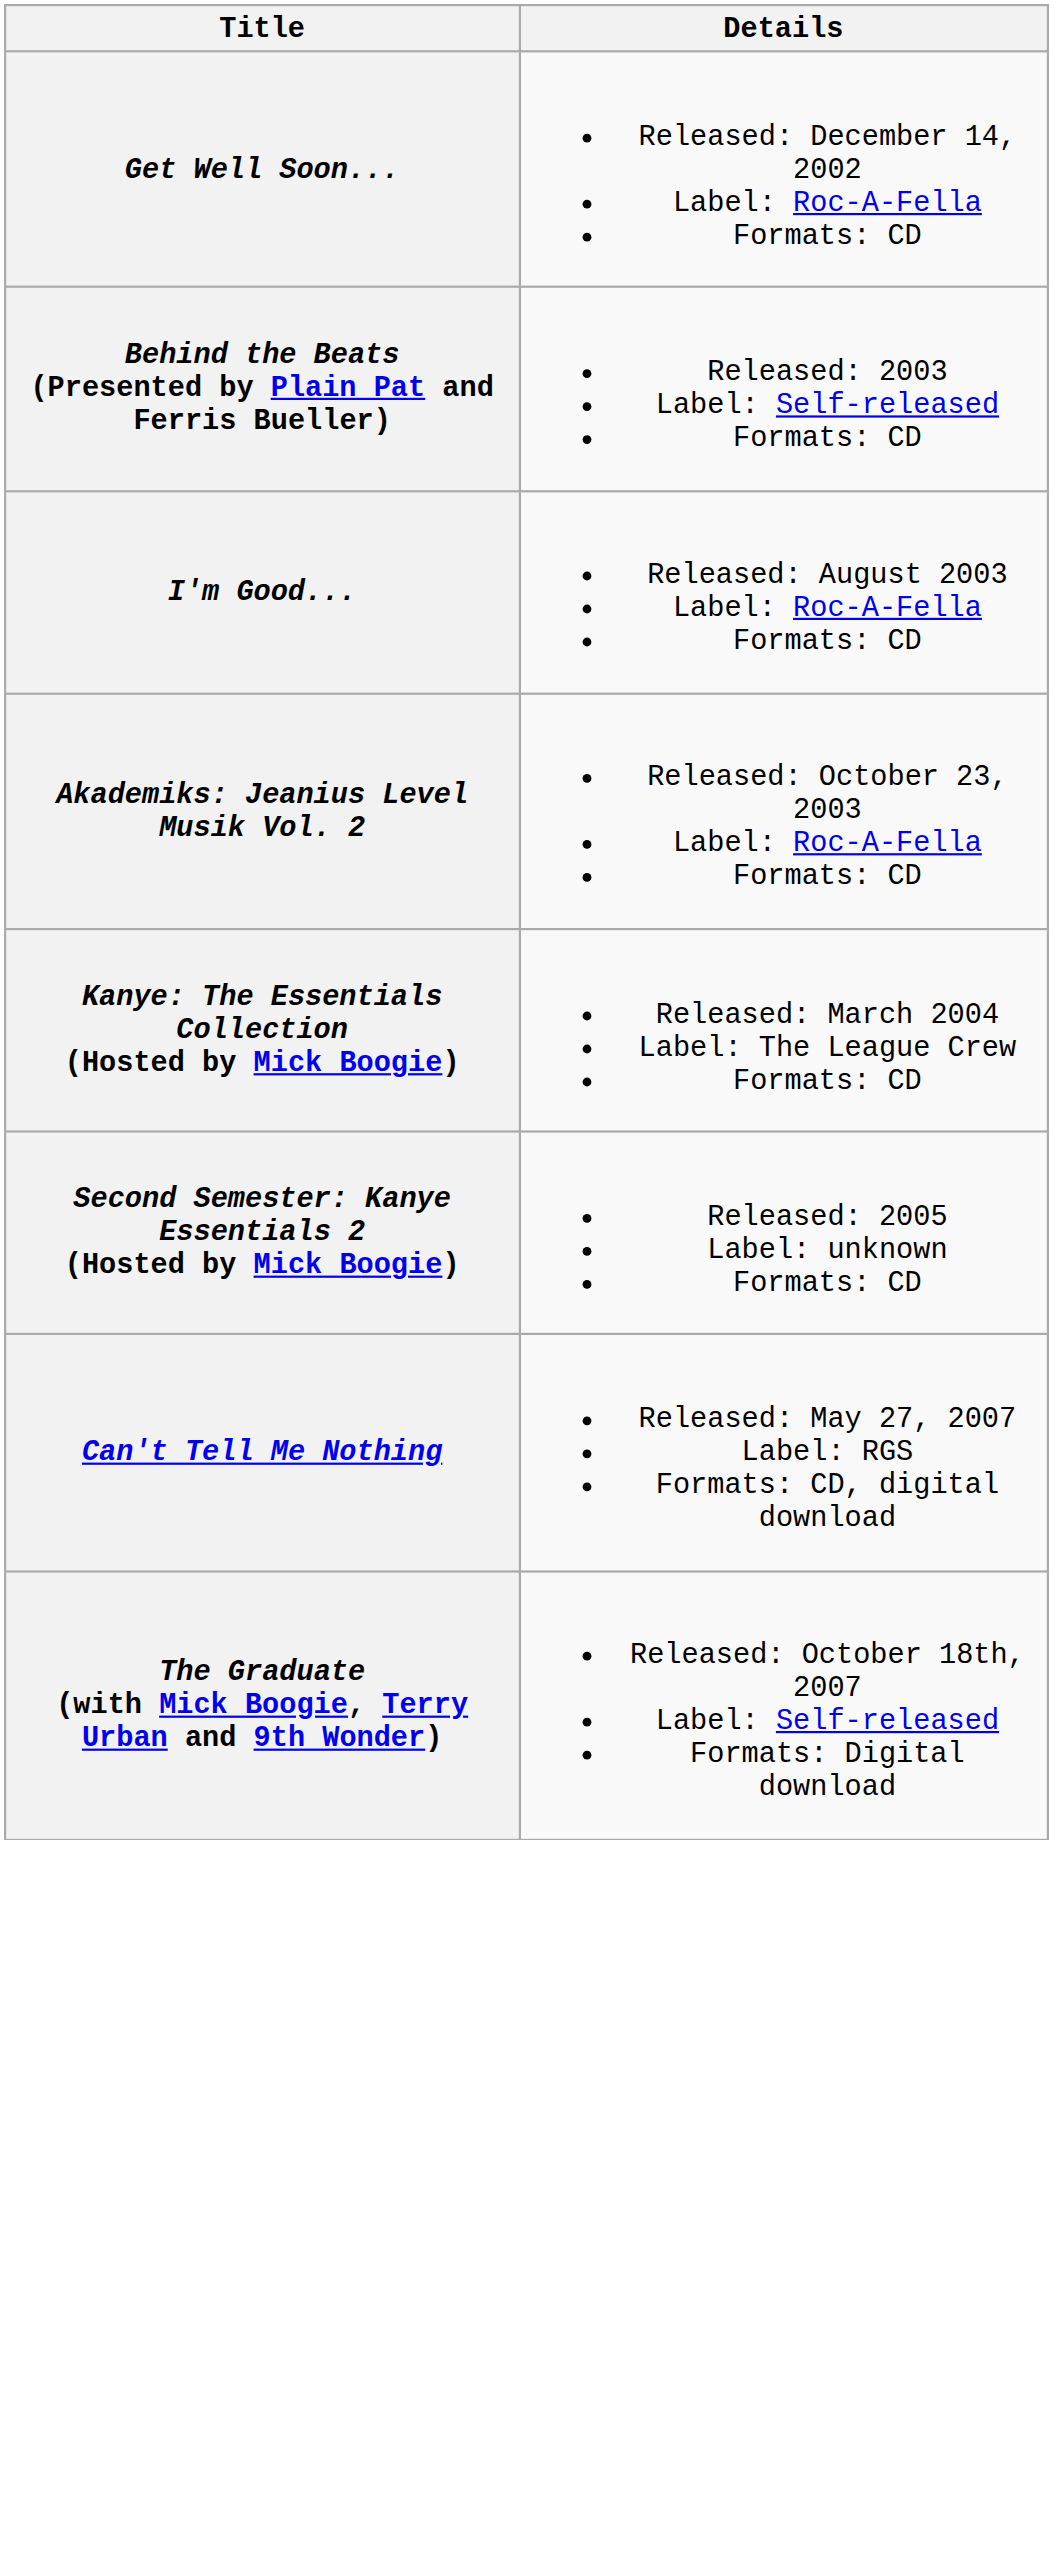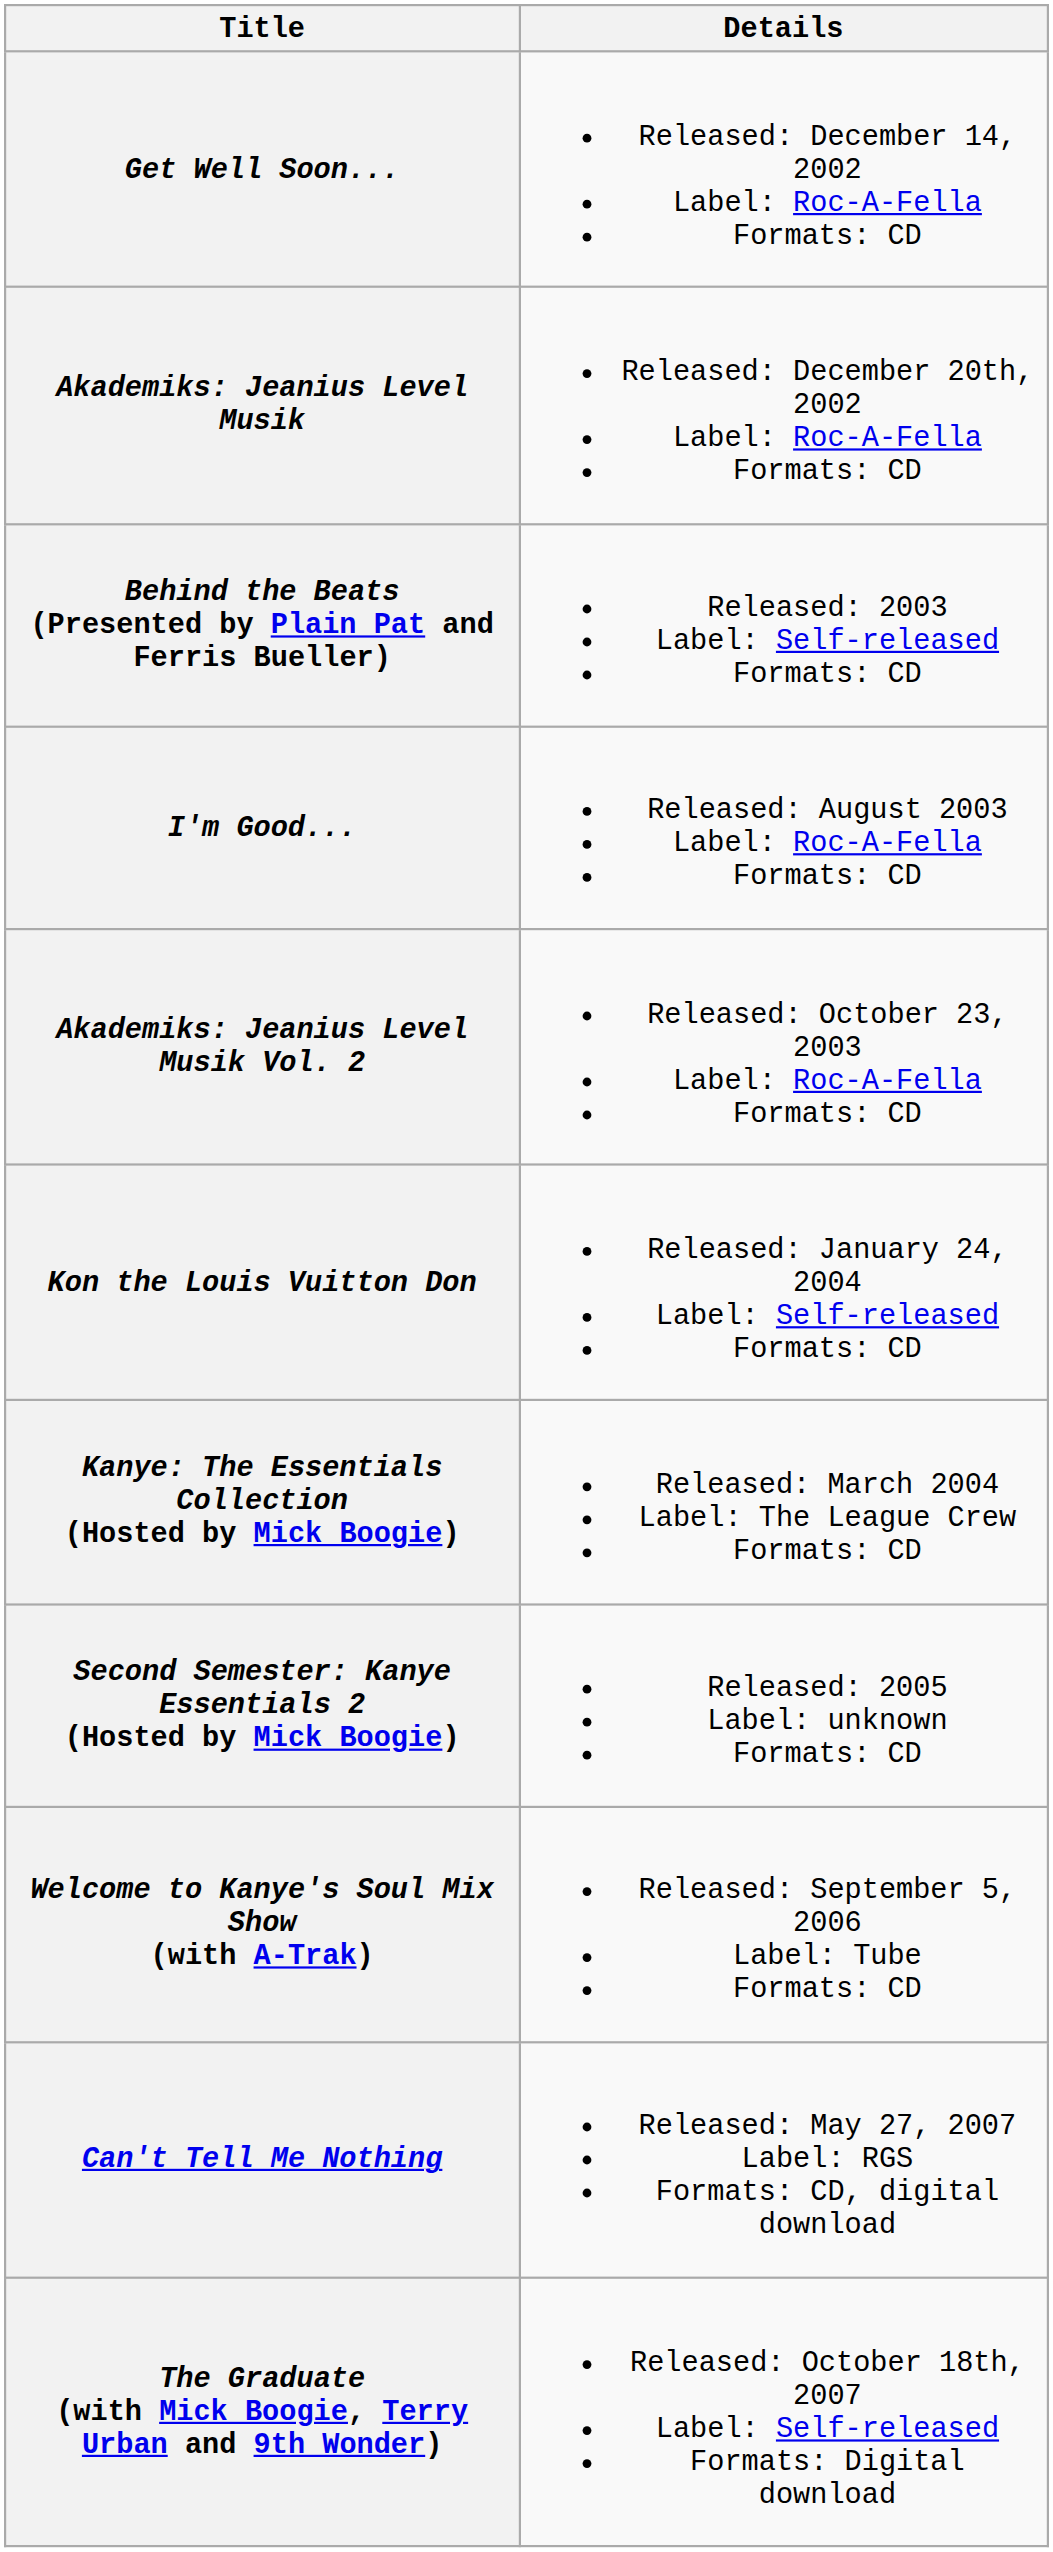+ row: (262, 405)
+ row: (262, 1283)
+ row: (262, 1924)
